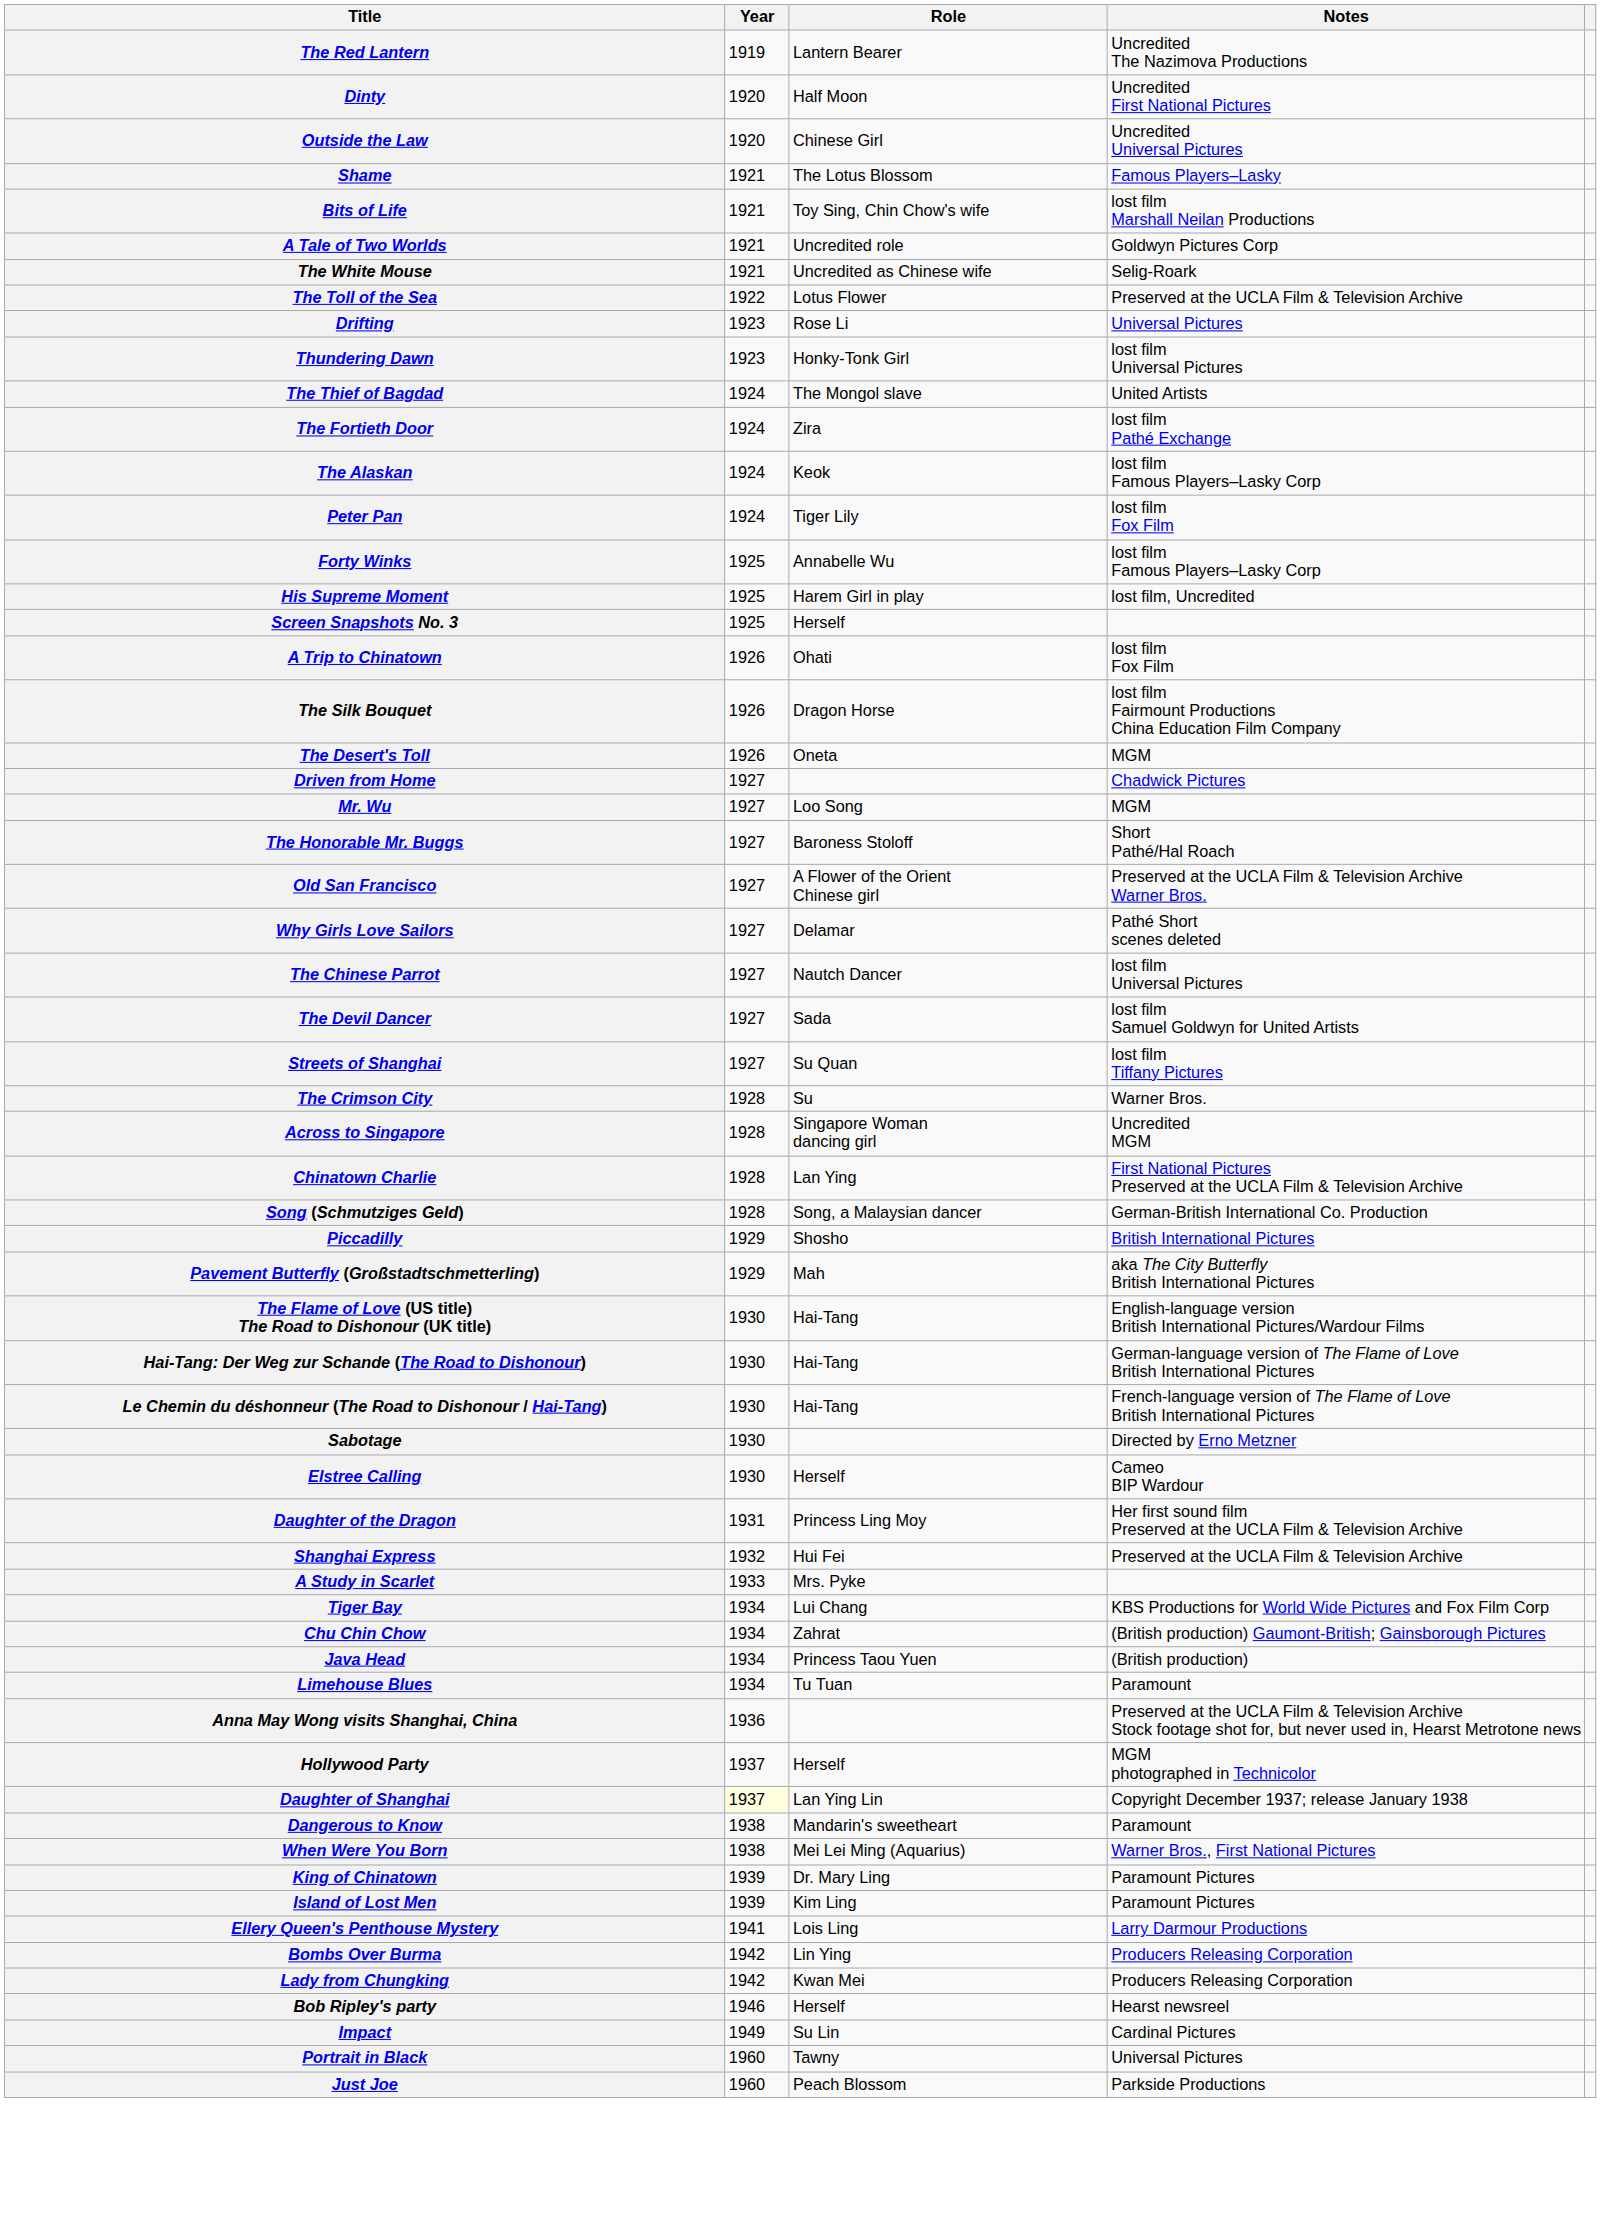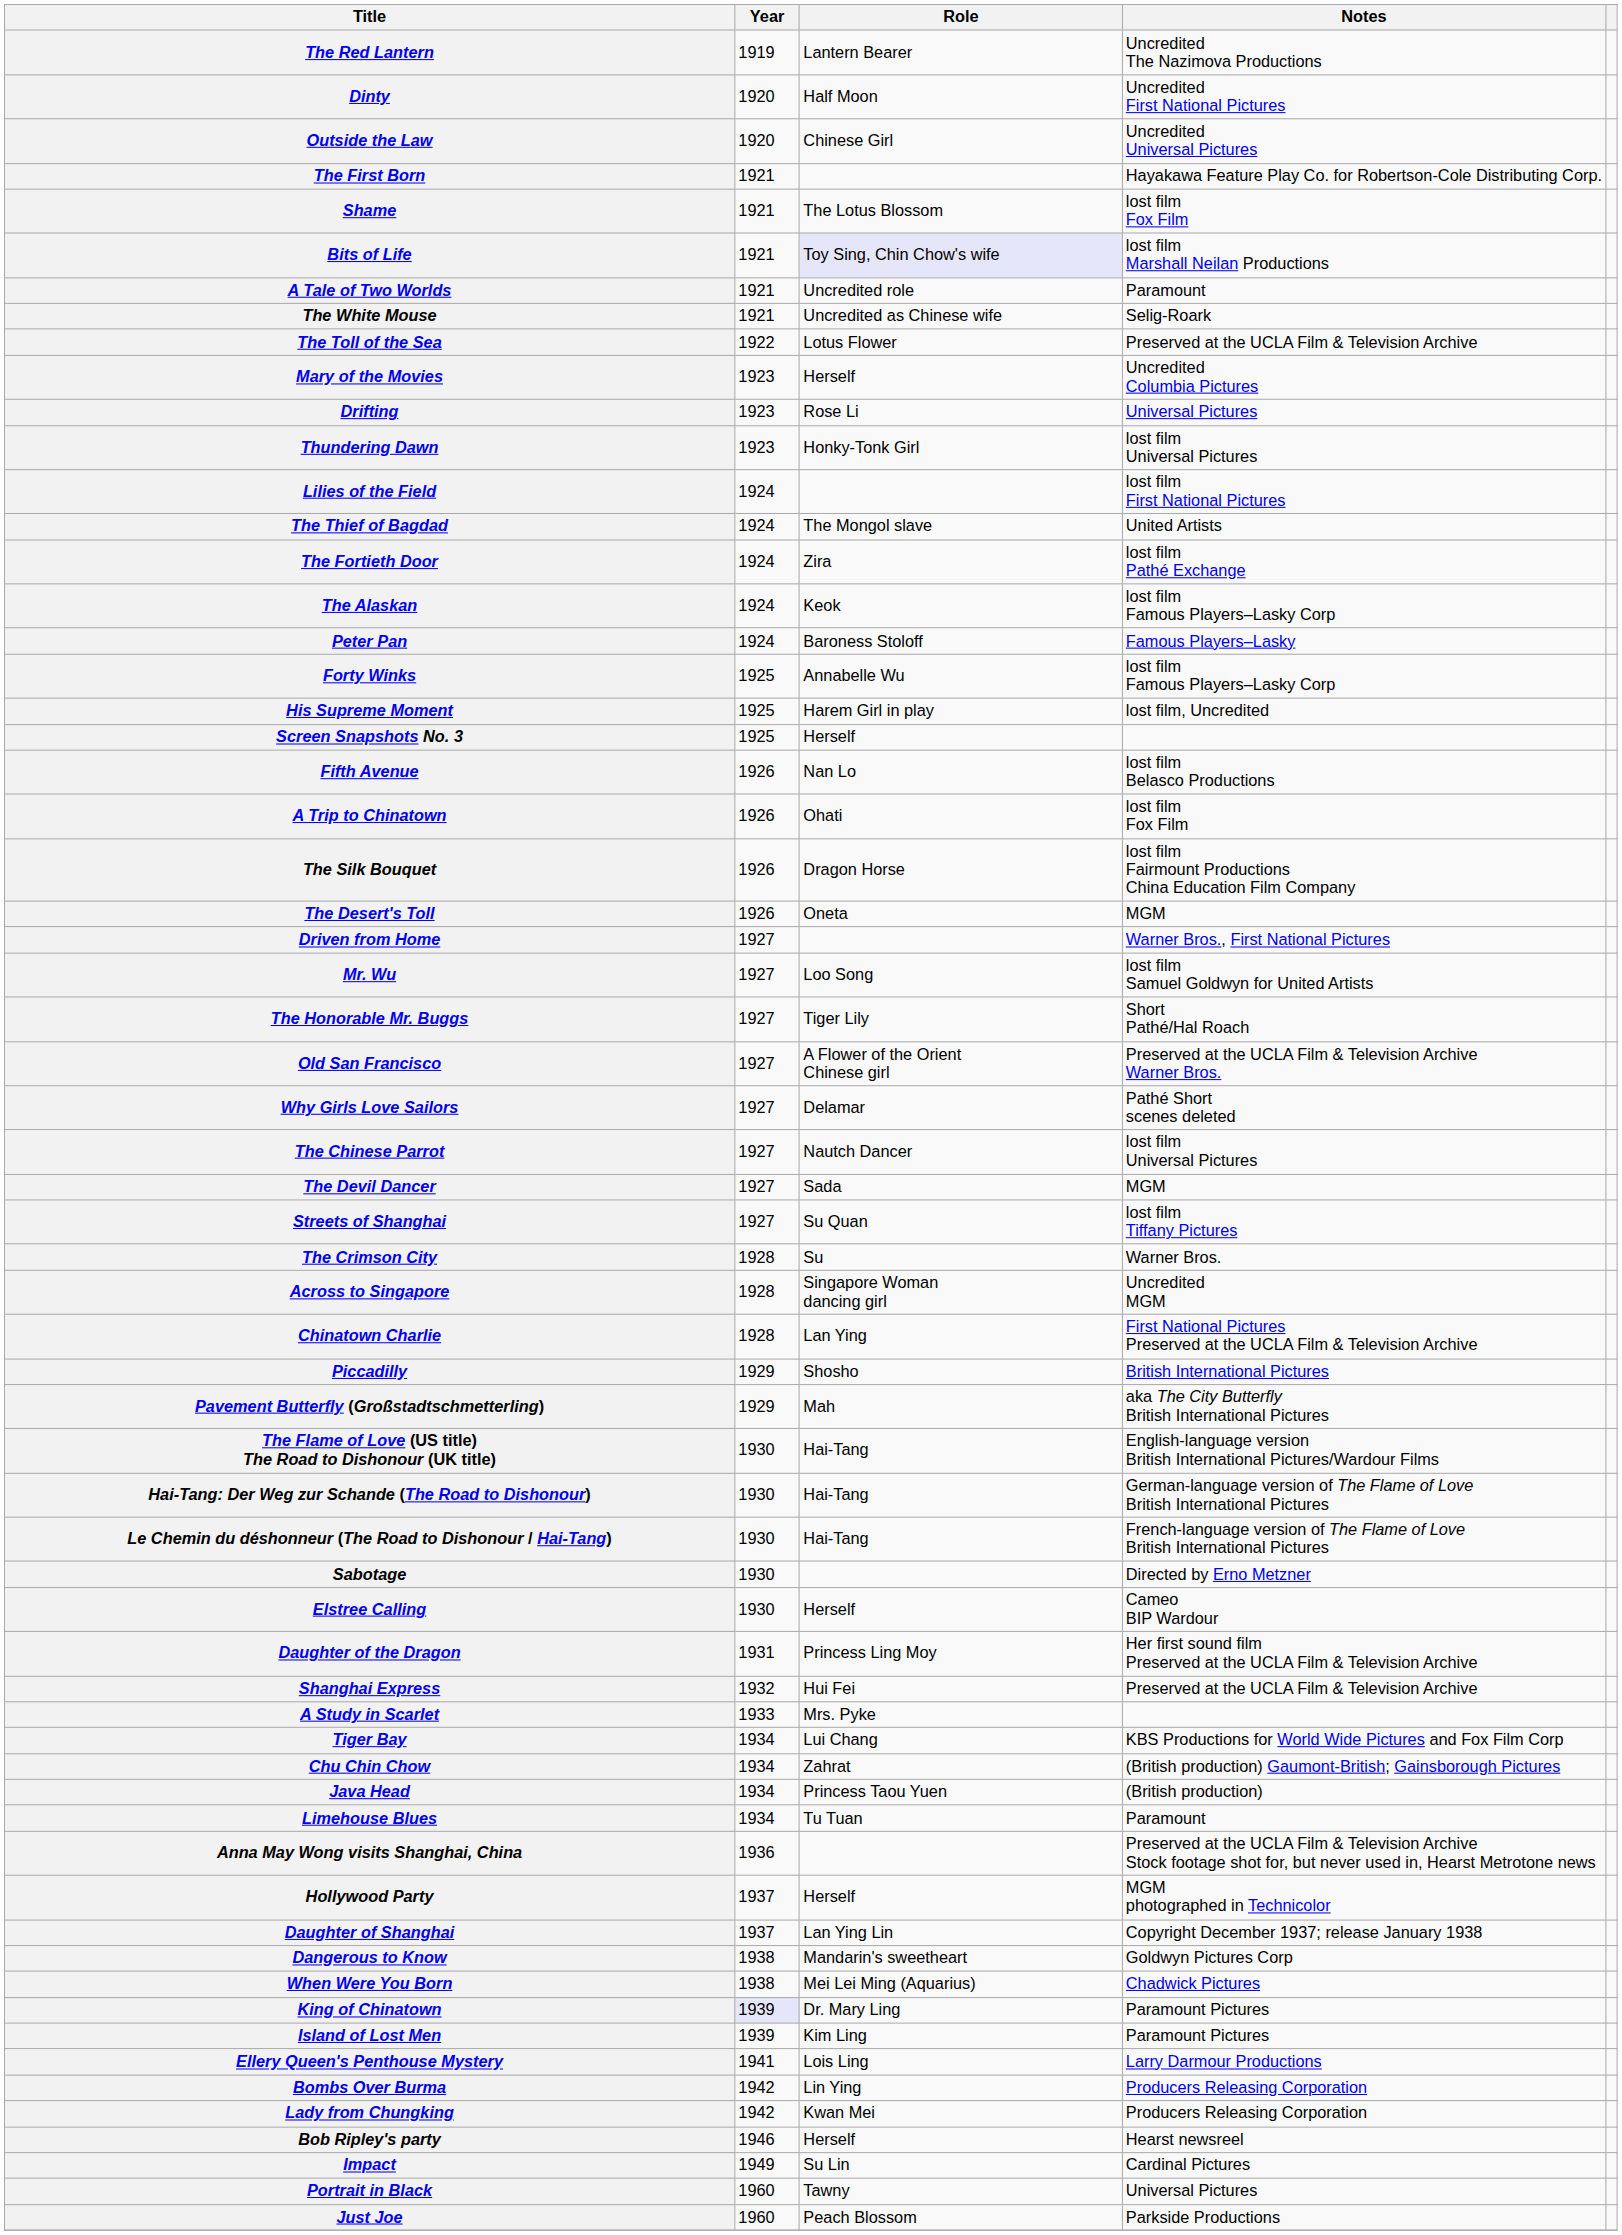+ row: (370, 176)
(1196, 176) Famous Players–Lasky -> (1157, 211) lost film Fox Film
(891, 211) no background -> (902, 255) lavender background
(1195, 246) Goldwyn Pictures Corp -> (1166, 290) Paramount
+ row: (370, 377)
+ row: (370, 491)
(826, 517) Tiger Lily -> (863, 641) Baroness Stoloff
(1143, 517) lost film Fox Film -> (1211, 641) Famous Players–Lasky
+ row: (370, 772)
(1178, 781) Chadwick Pictures -> (1258, 939) Warner Bros., First National Pictures
(1131, 807) MGM -> (1250, 974) lost film Samuel Goldwyn for United Artists
(853, 842) Baroness Stoloff -> (836, 1019) Tiger Lily
(1235, 1019) lost film Samuel Goldwyn for United Artists -> (1146, 1186) MGM
- row: (365, 1212)
(747, 1799) lightyellow background -> (756, 1932) no background
(1151, 1825) Paramount -> (1209, 1958) Goldwyn Pictures Corp
(1243, 1851) Warner Bros., First National Pictures -> (1193, 1984) Chadwick Pictures
(747, 1877) no background -> (756, 2010) lavender background
